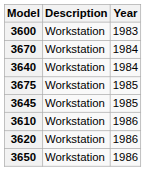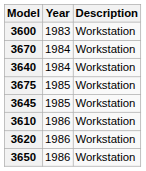columns swapped: (125, 13) <-> (76, 13)
